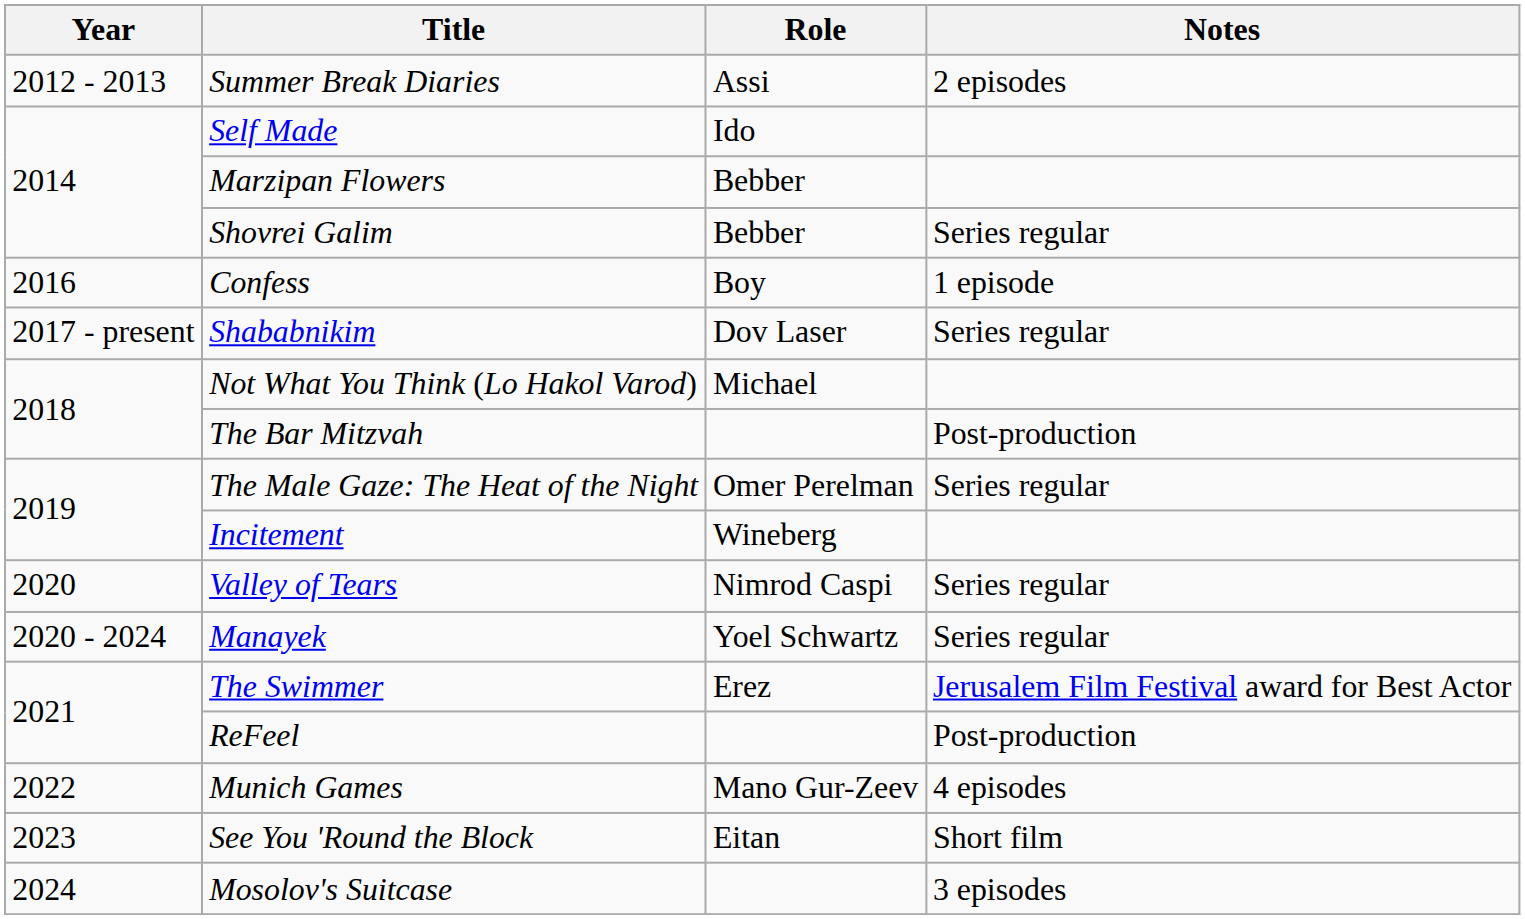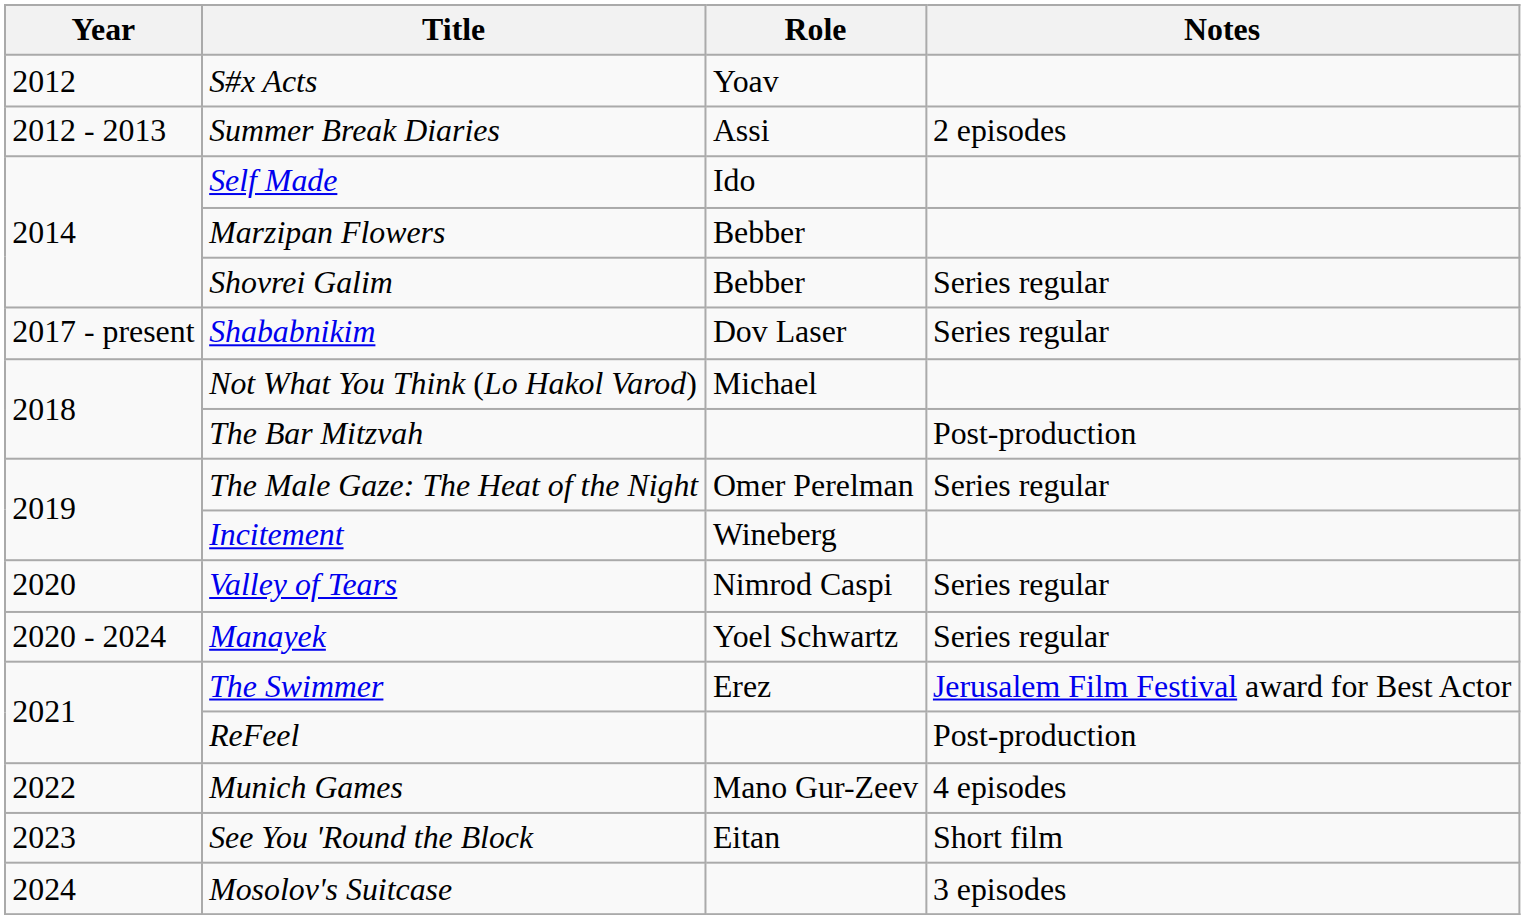+ row: (263, 80)
- row: (260, 282)
